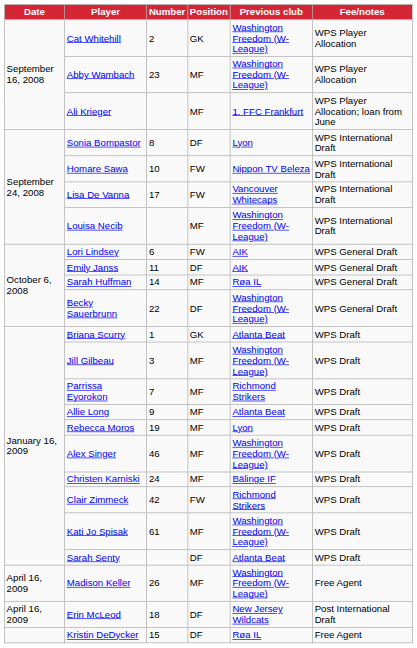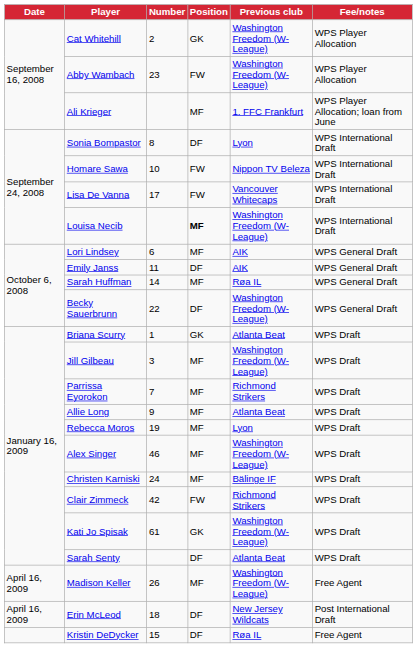(197, 75) MF -> (197, 75) FW
(197, 226) normal -> (197, 226) bold
(197, 252) FW -> (197, 252) MF
(197, 532) MF -> (197, 532) GK
